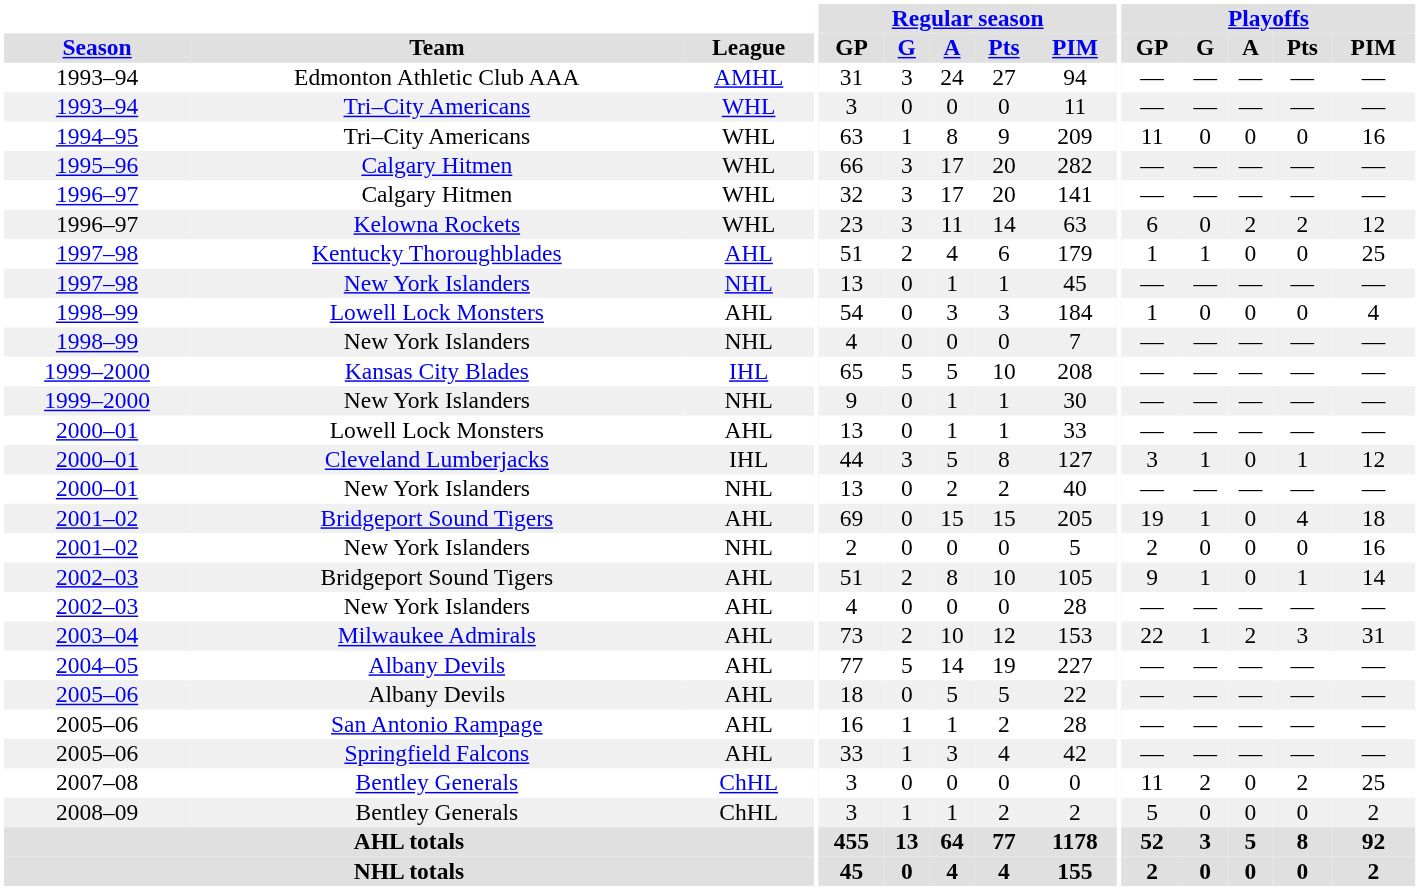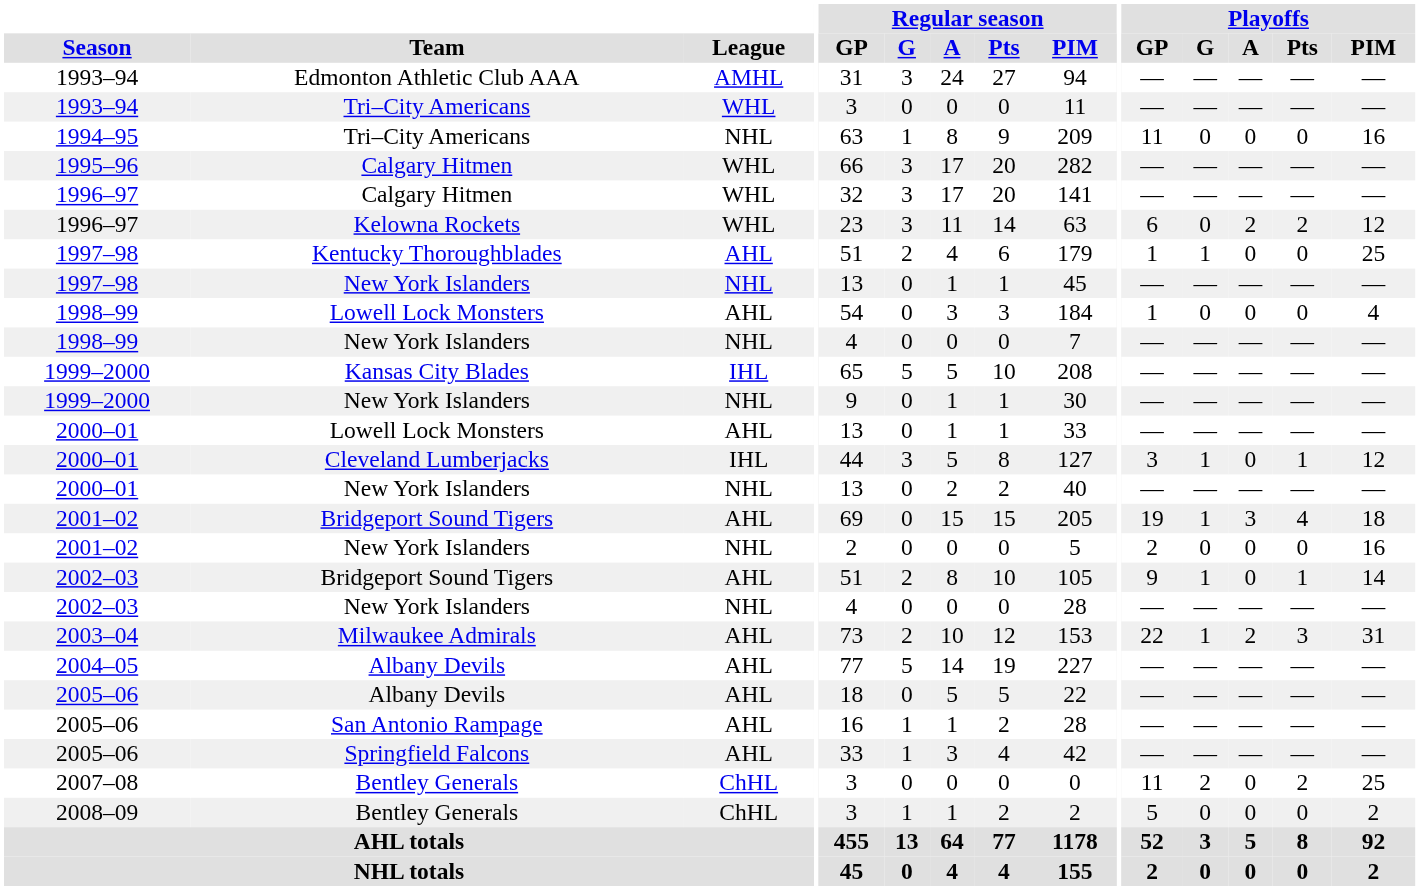(749, 136) WHL -> (749, 136) NHL
(1250, 518) 0 -> (1250, 518) 3
(749, 606) AHL -> (749, 606) NHL
